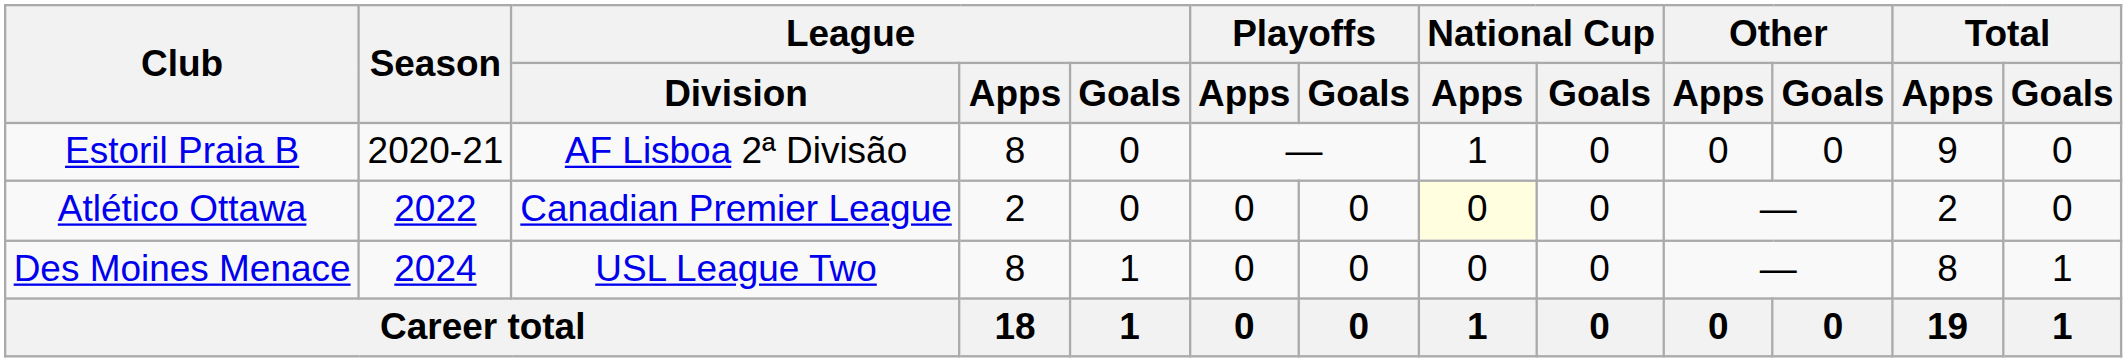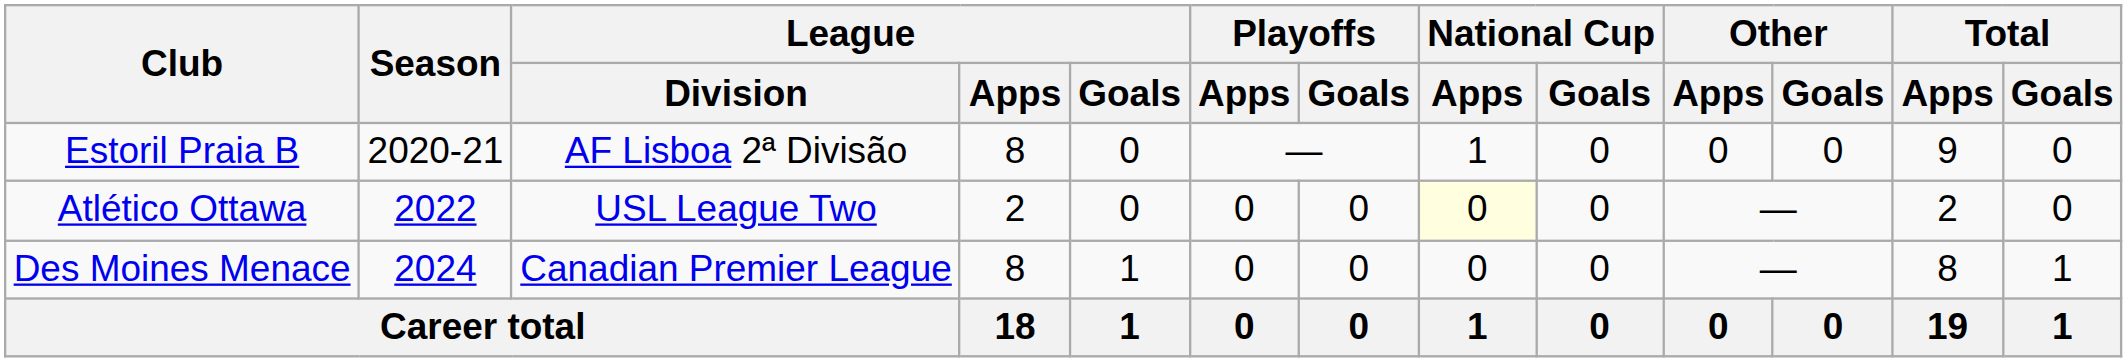(736, 209) Canadian Premier League -> (736, 209) USL League Two
(736, 268) USL League Two -> (736, 268) Canadian Premier League
